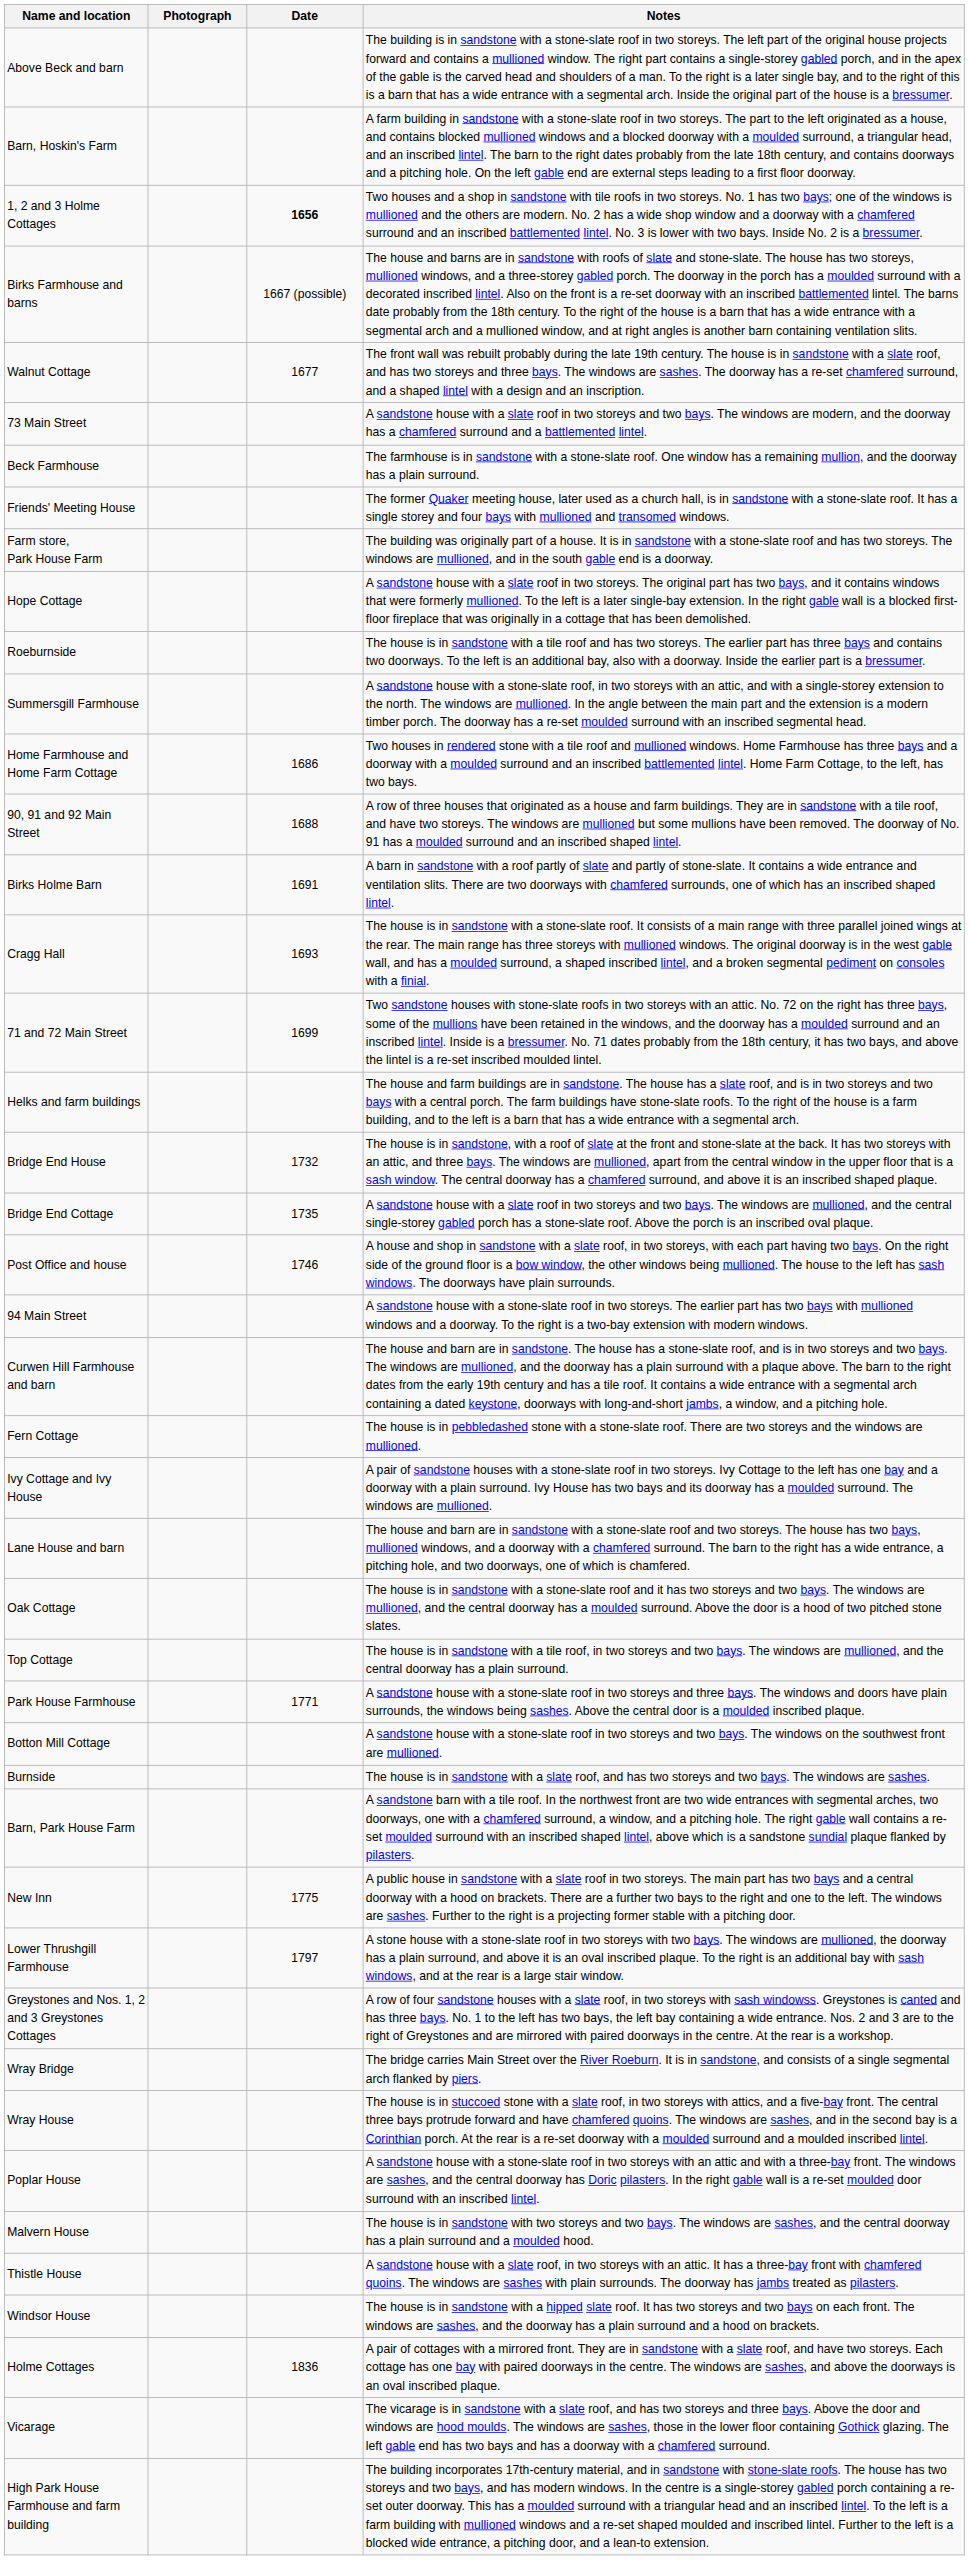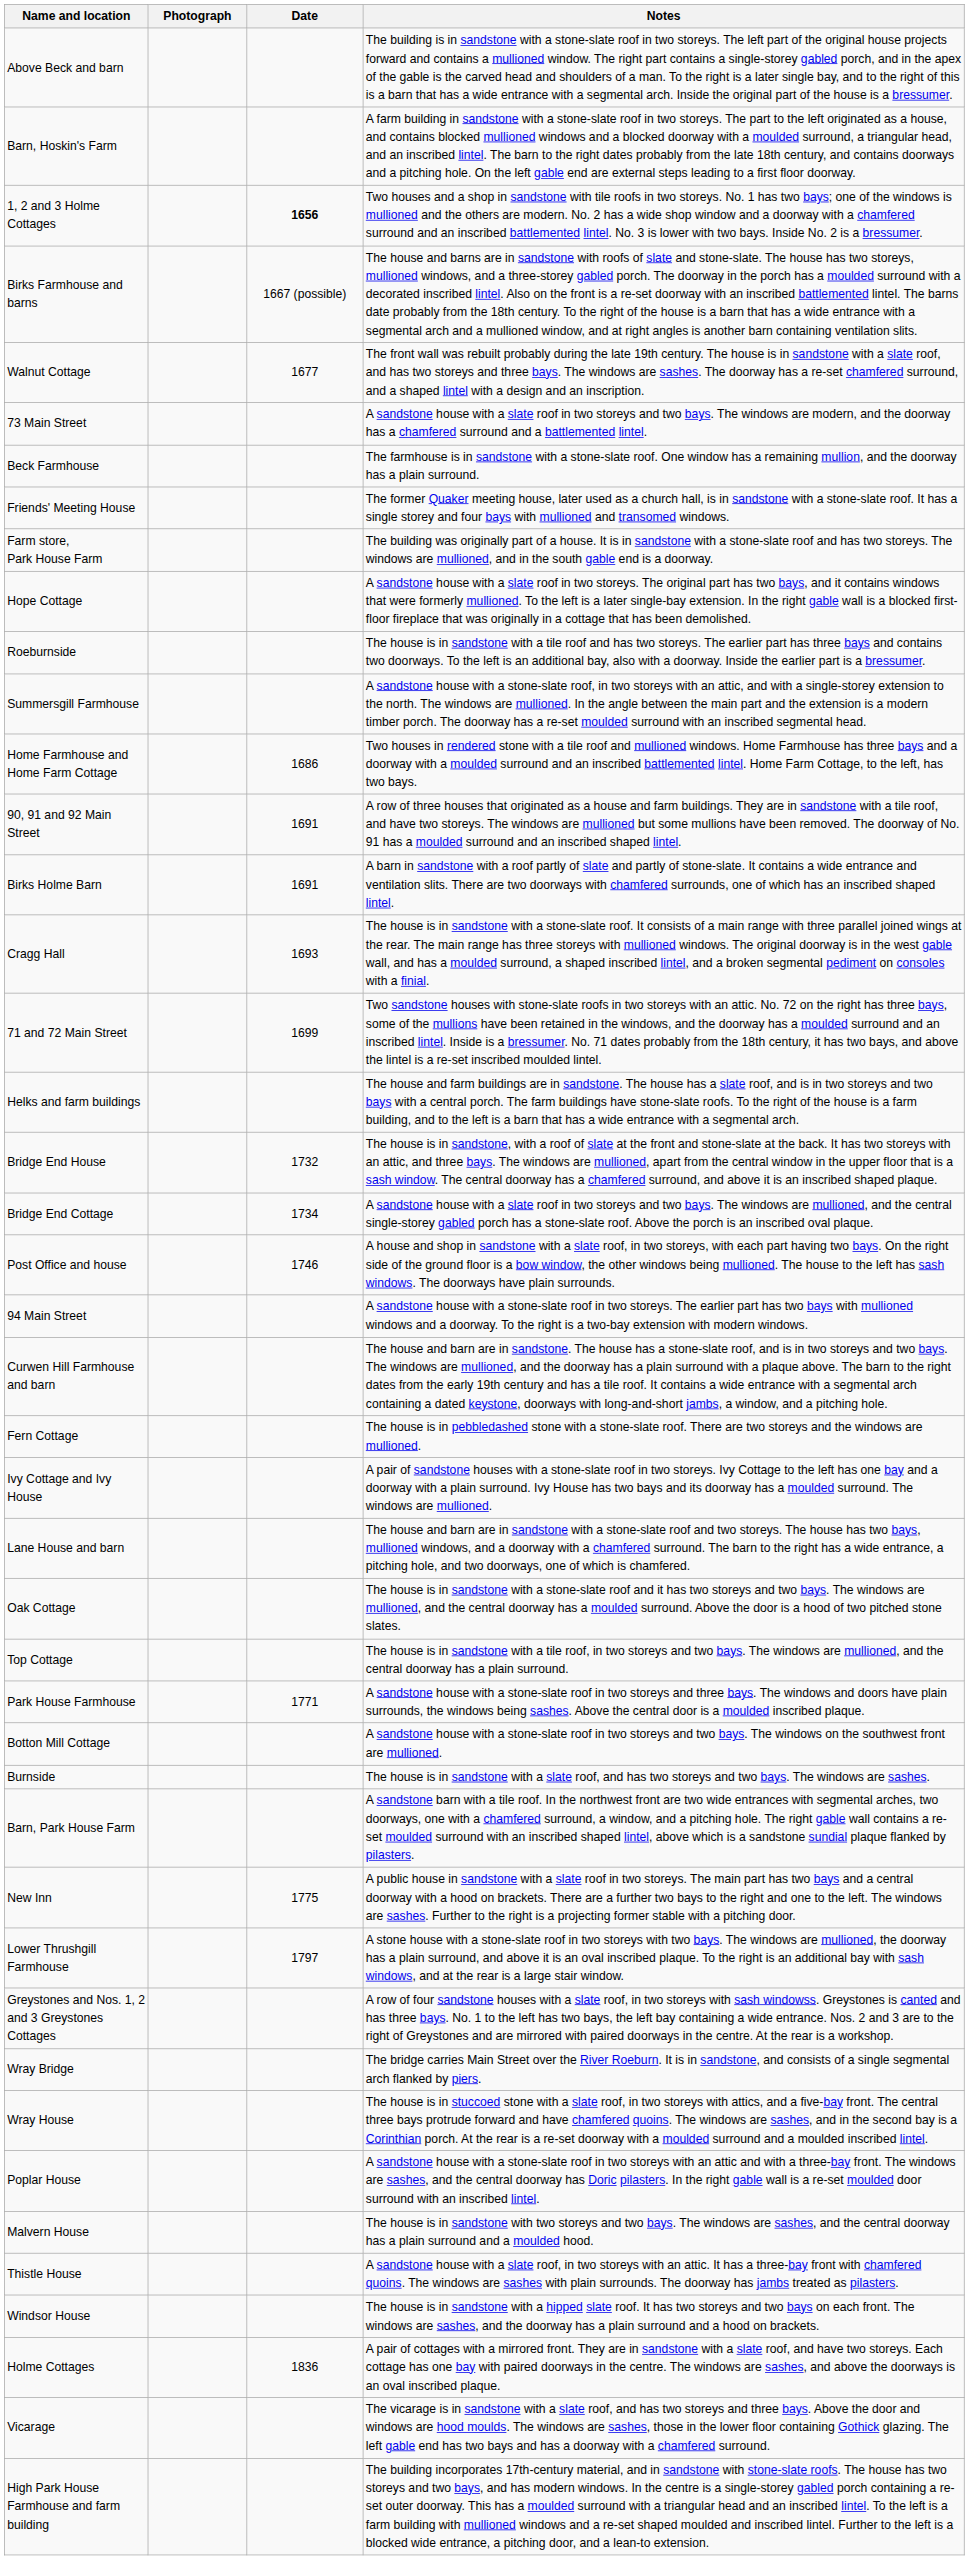(305, 824) 1688 -> (305, 824) 1691
(305, 1213) 1735 -> (305, 1213) 1734
